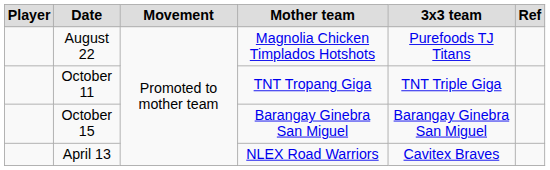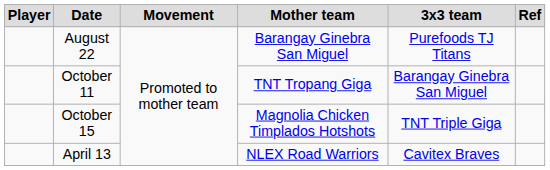(312, 46) Magnolia Chicken Timplados Hotshots -> (312, 46) Barangay Ginebra San Miguel
(451, 84) TNT Triple Giga -> (451, 84) Barangay Ginebra San Miguel
(312, 123) Barangay Ginebra San Miguel -> (312, 123) Magnolia Chicken Timplados Hotshots
(451, 123) Barangay Ginebra San Miguel -> (451, 123) TNT Triple Giga
